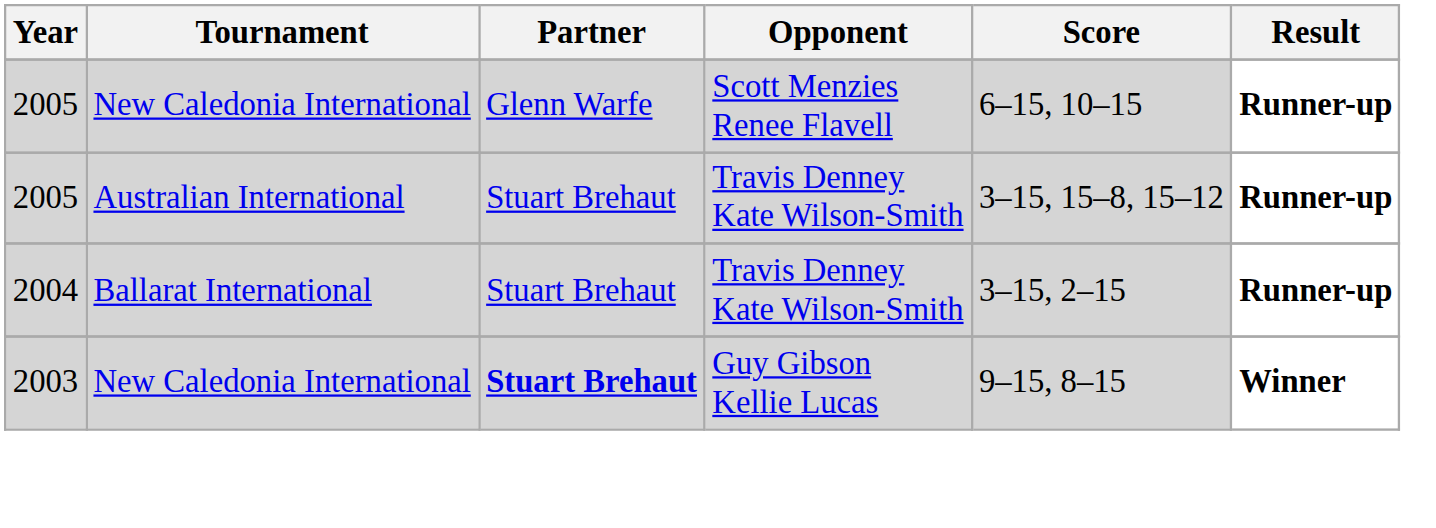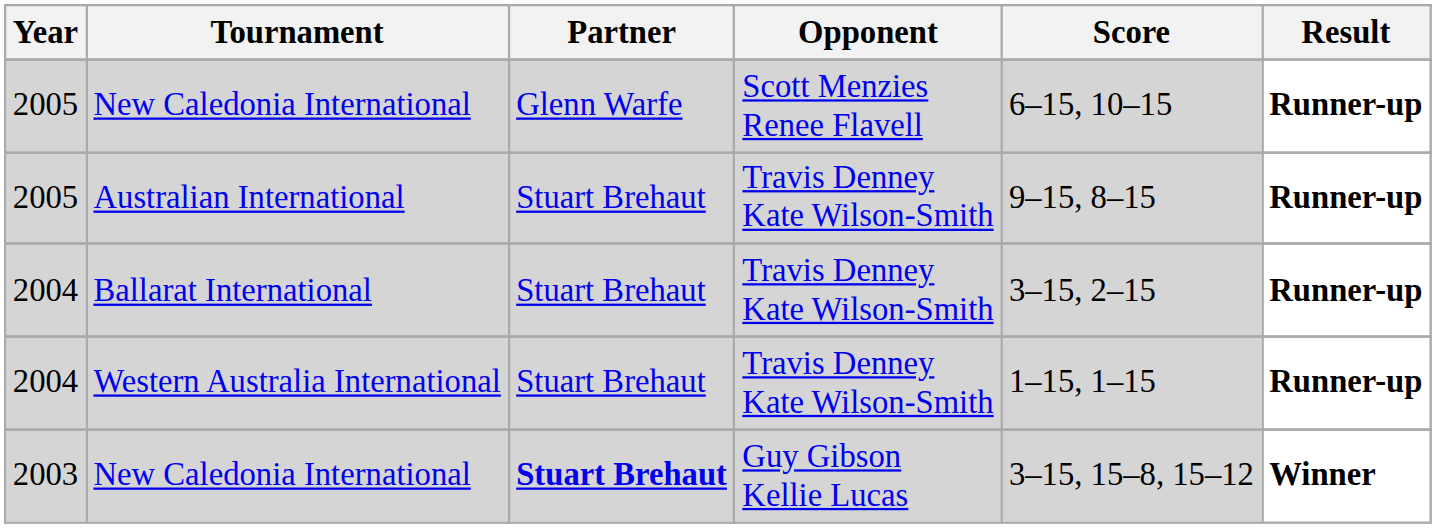(1101, 197) 3–15, 15–8, 15–12 -> (1082, 197) 9–15, 8–15
+ row: (45, 382)
(1052, 382) 9–15, 8–15 -> (1131, 475) 3–15, 15–8, 15–12
